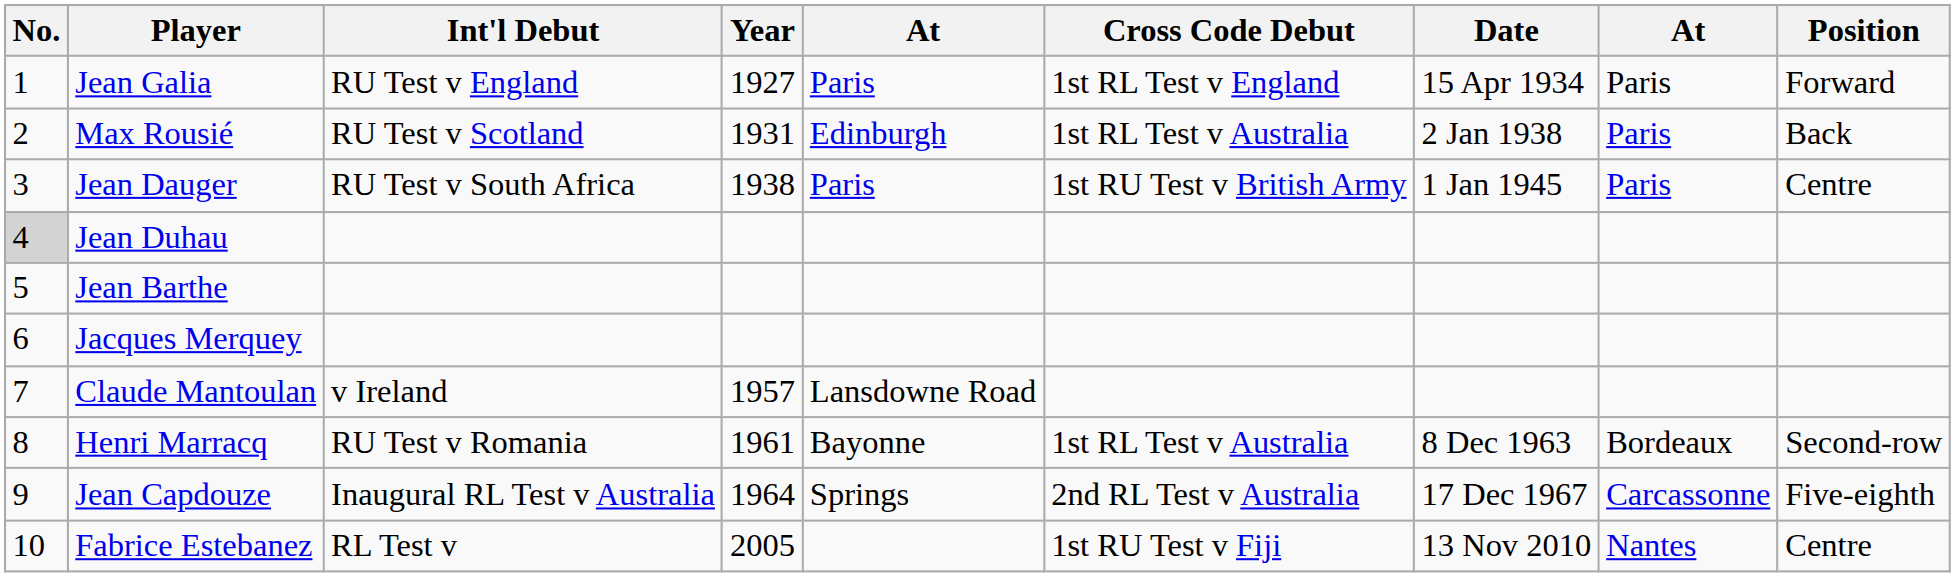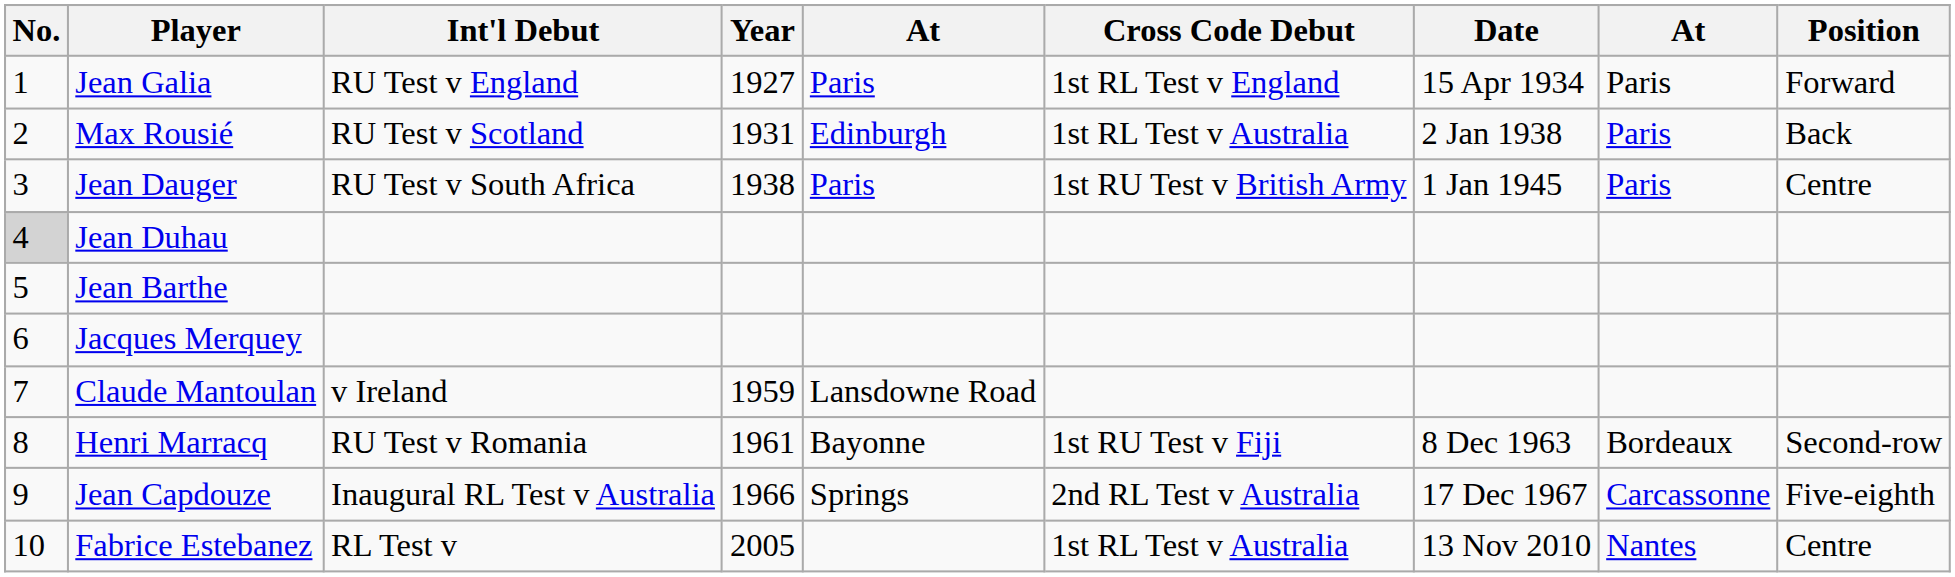(762, 390) 1957 -> (762, 390) 1959
(1200, 442) 1st RL Test v Australia -> (1166, 442) 1st RU Test v Fiji
(762, 493) 1964 -> (762, 493) 1966
(1166, 545) 1st RU Test v Fiji -> (1200, 545) 1st RL Test v Australia
